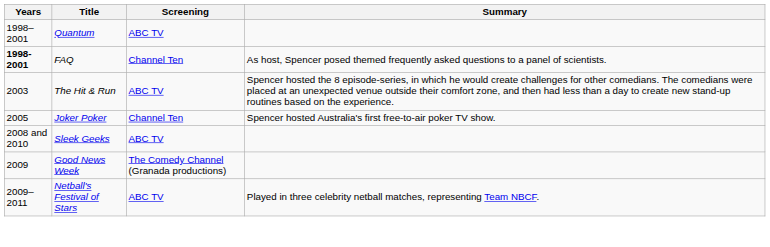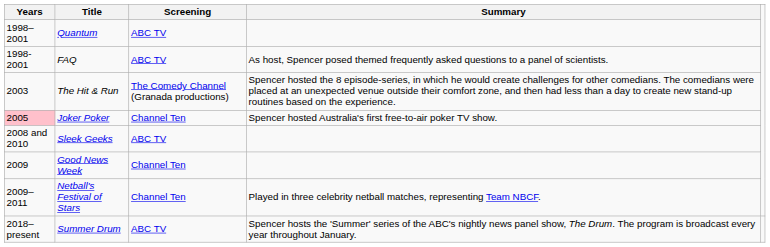(19, 59) bold -> (19, 59) normal
(156, 59) Channel Ten -> (149, 59) ABC TV
(146, 91) ABC TV -> (180, 91) The Comedy Channel (Granada productions)
(17, 118) no background -> (17, 118) pink background
(177, 165) The Comedy Channel (Granada productions) -> (158, 165) Channel Ten
(146, 197) ABC TV -> (158, 197) Channel Ten
+ row: (89, 229)
